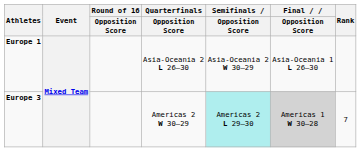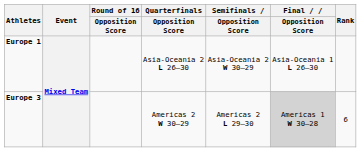(238, 119) paleturquoise background -> (238, 119) no background
(346, 119) 7 -> (346, 119) 6
